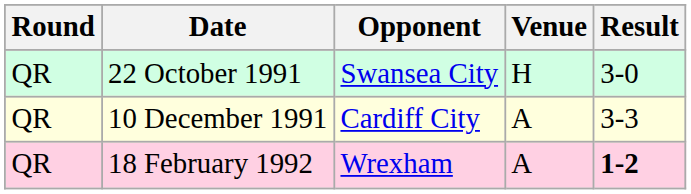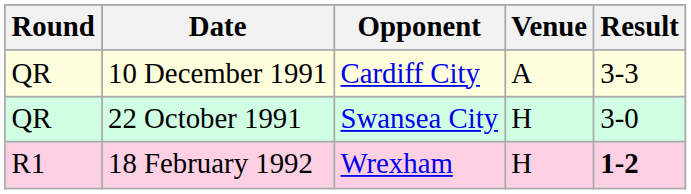rows swapped: (205, 73) <-> (218, 118)
(32, 164) QR -> (28, 164) R1
(522, 164) A -> (522, 164) H
